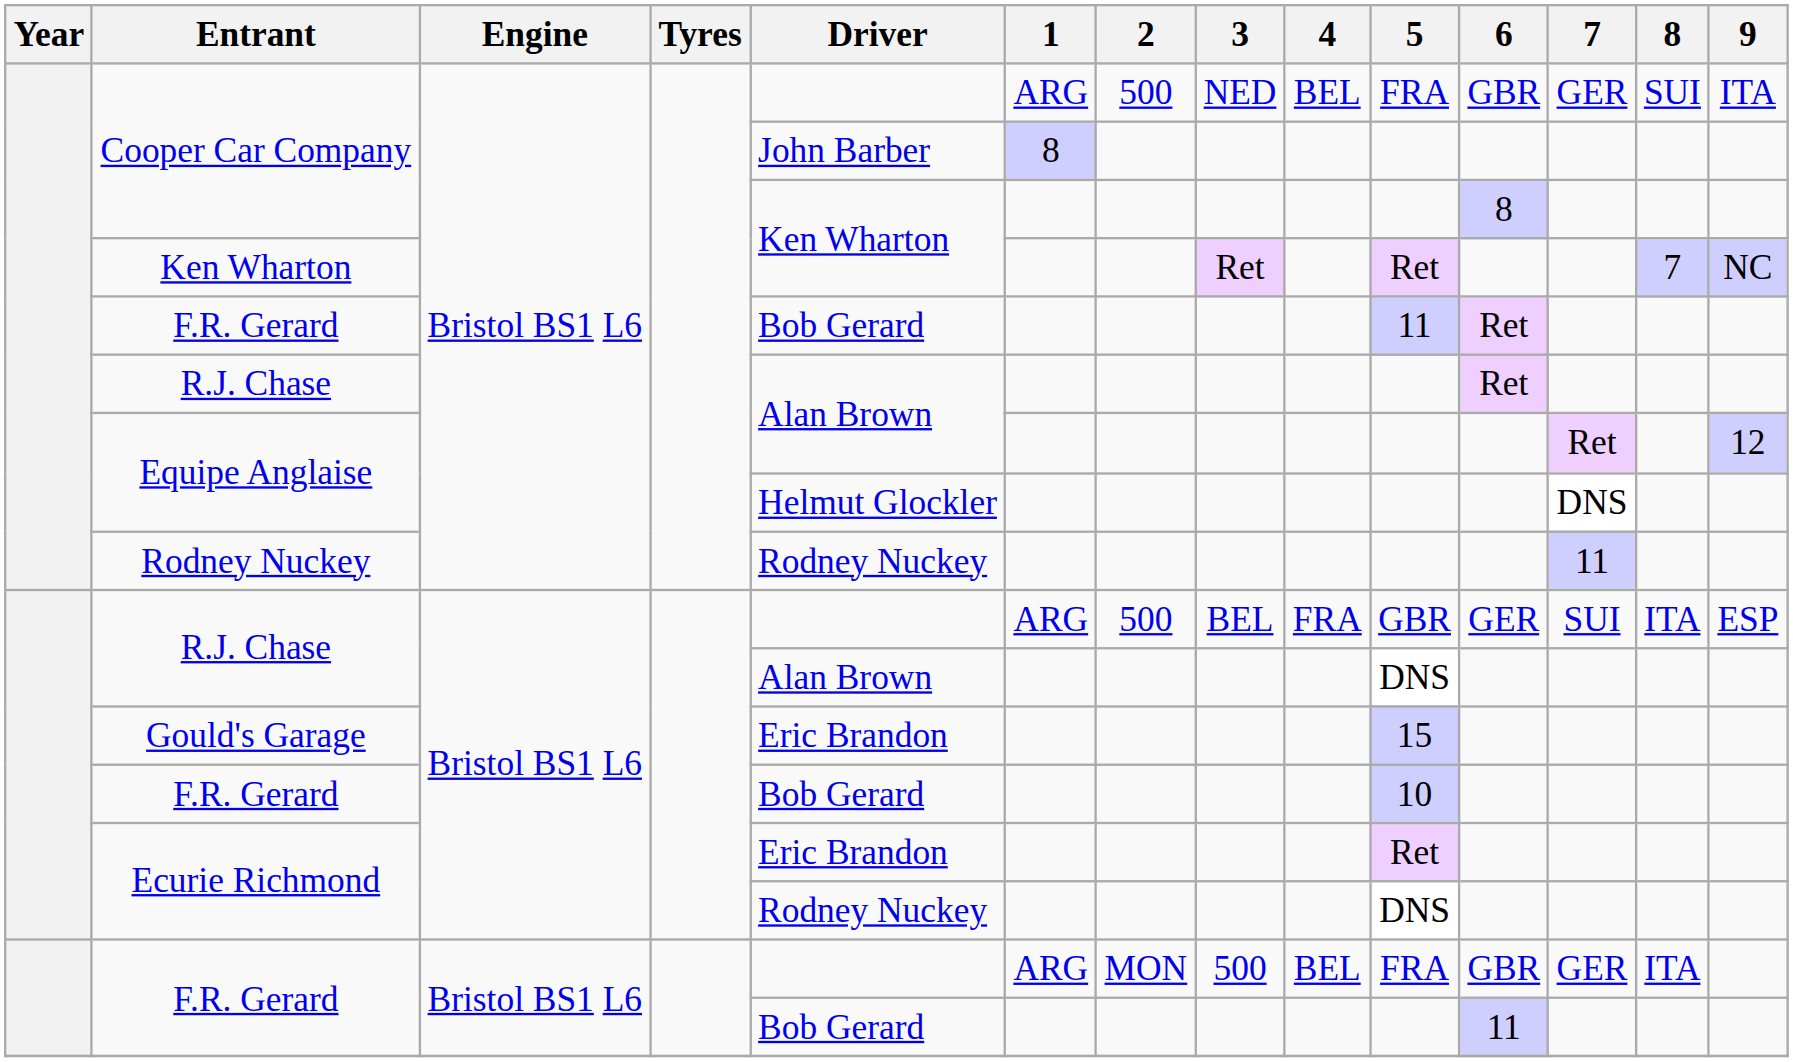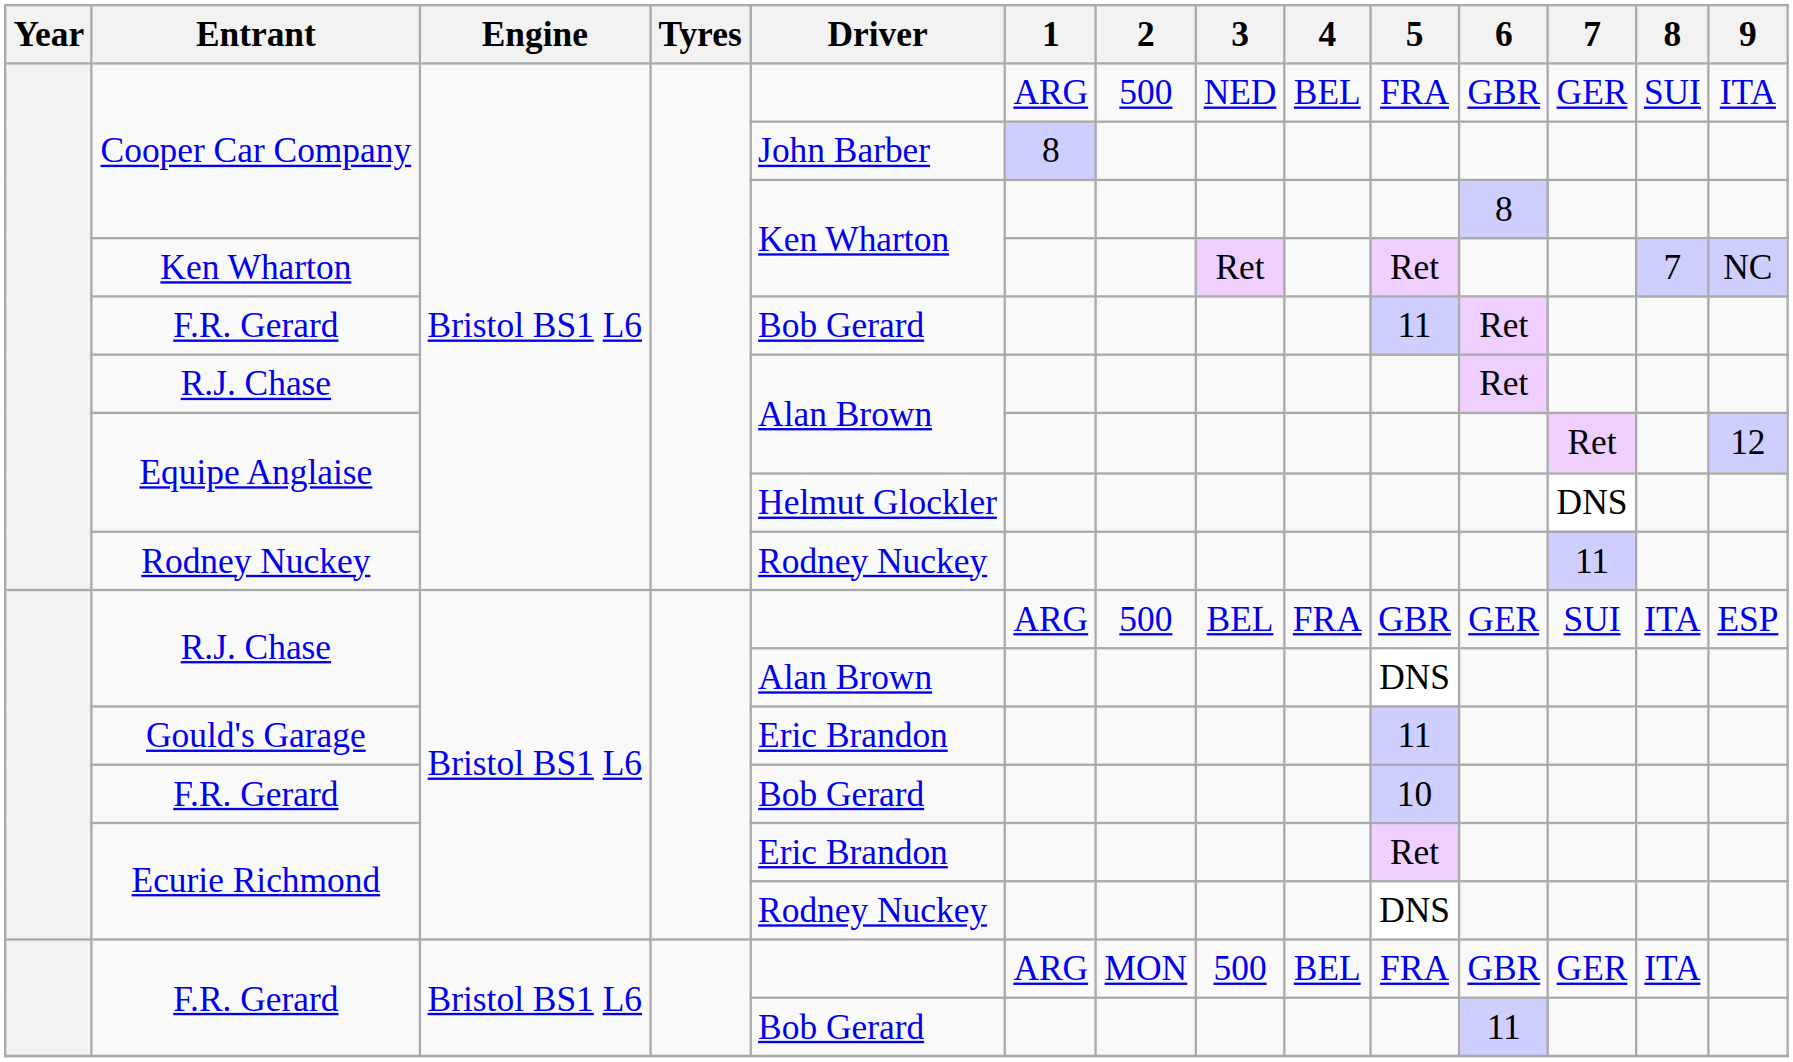(1415, 734) 15 -> (1415, 734) 11
